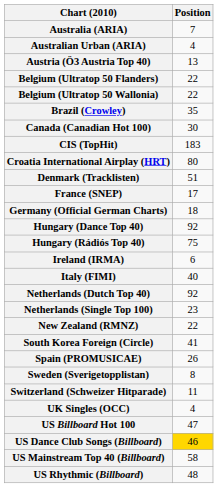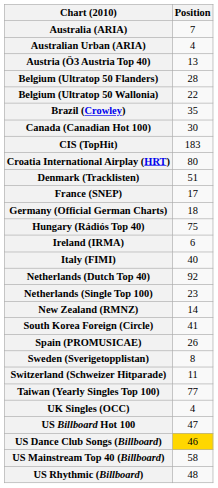(193, 78) 22 -> (193, 78) 28
- row: (88, 227)
(193, 326) 22 -> (193, 309) 14
+ row: (88, 392)
